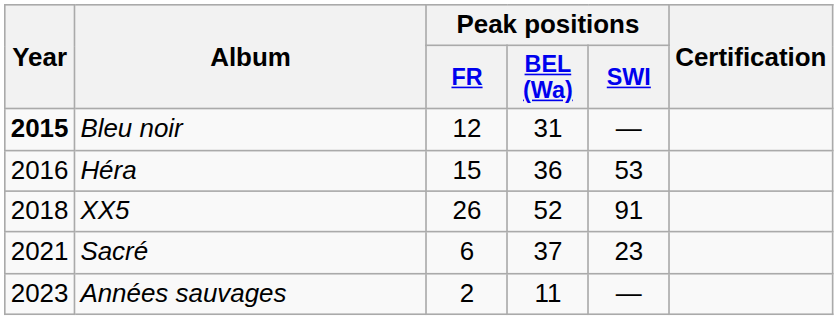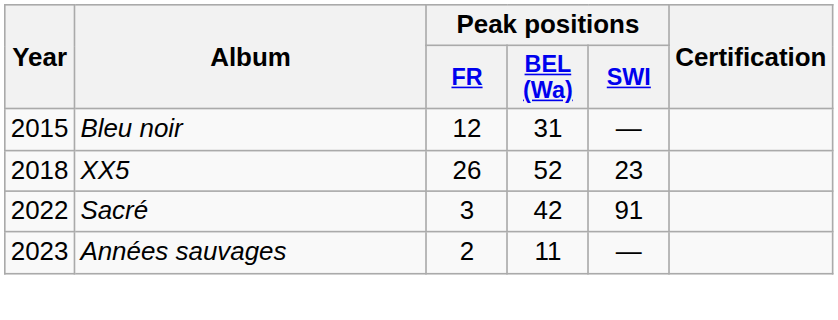(40, 128) bold -> (40, 128) normal
- row: (108, 170)
(629, 211) 91 -> (629, 170) 23
(40, 252) 2021 -> (40, 211) 2022
(467, 252) 6 -> (467, 211) 3
(548, 252) 37 -> (548, 211) 42
(629, 252) 23 -> (629, 211) 91
